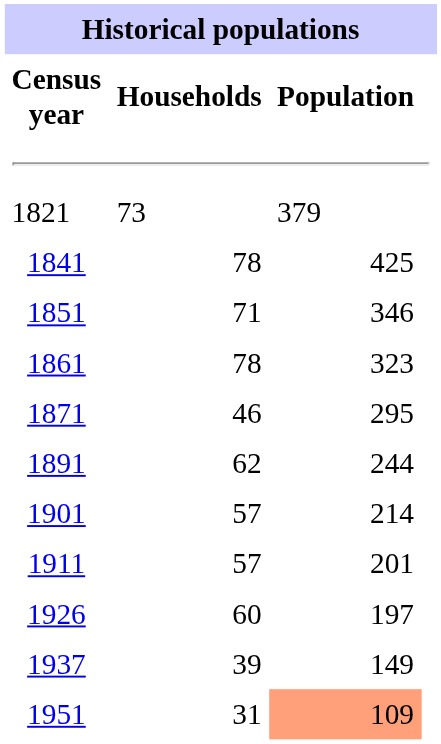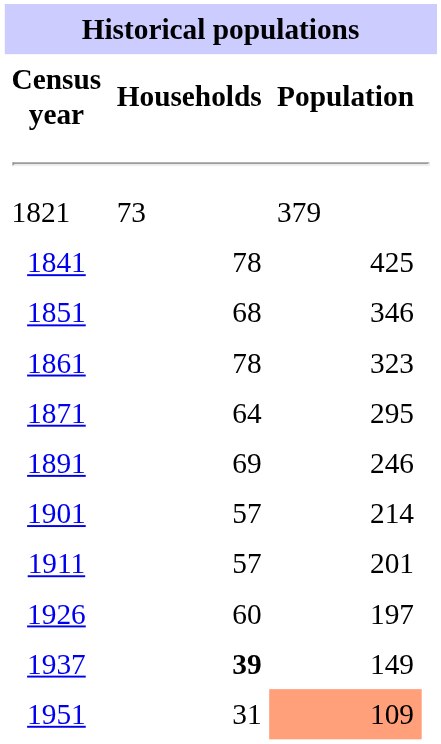(247, 312) 71 -> (247, 312) 68
(247, 413) 46 -> (247, 413) 64
(247, 463) 62 -> (247, 463) 69
(392, 463) 244 -> (392, 463) 246
(247, 663) normal -> (247, 663) bold
